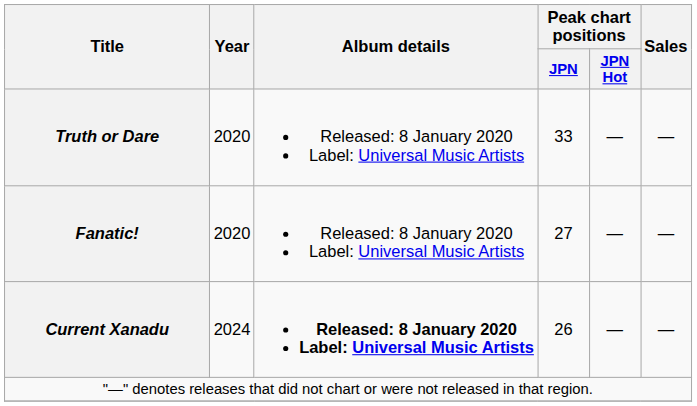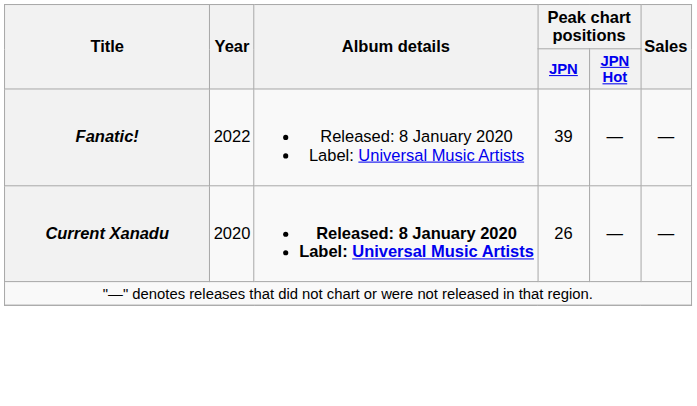- row: (107, 137)
(232, 233) 2020 -> (232, 137) 2022
(563, 233) 27 -> (563, 137) 39
(232, 329) 2024 -> (232, 233) 2020
